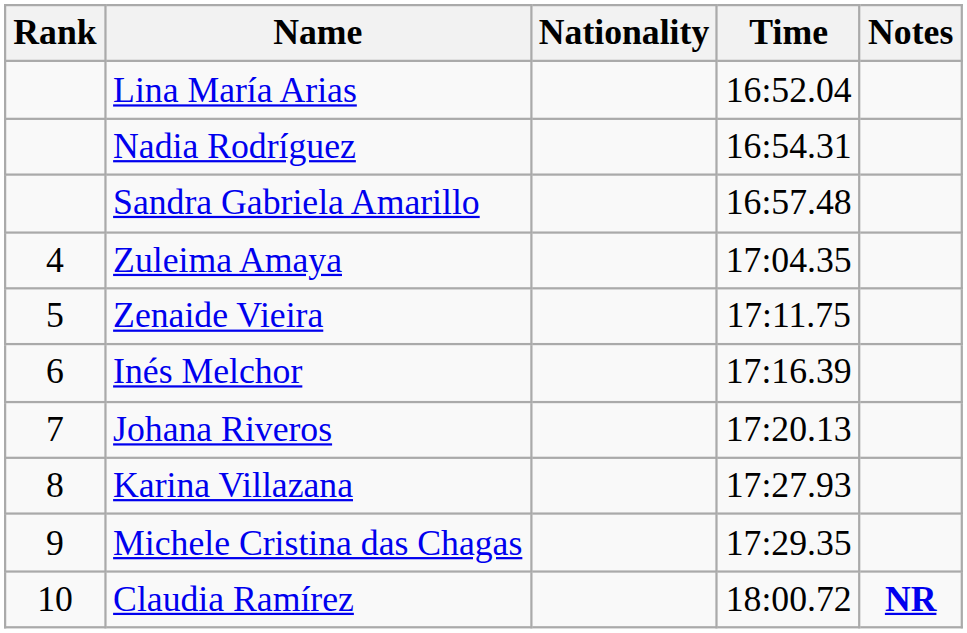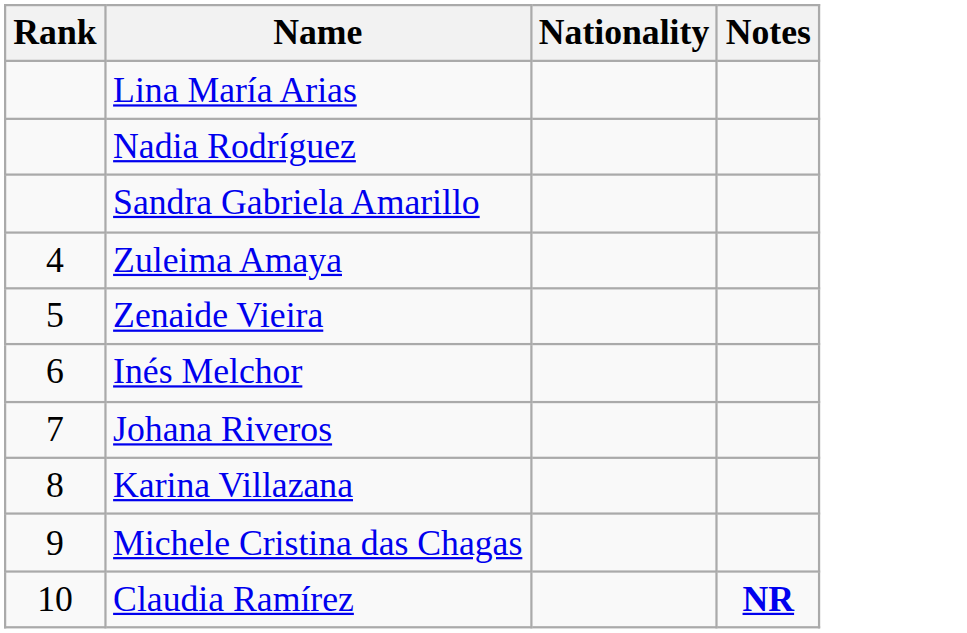- column: (789, 32)
